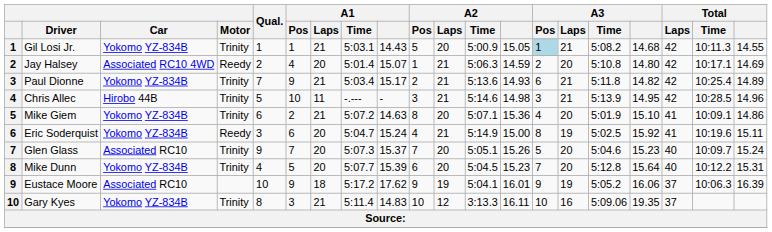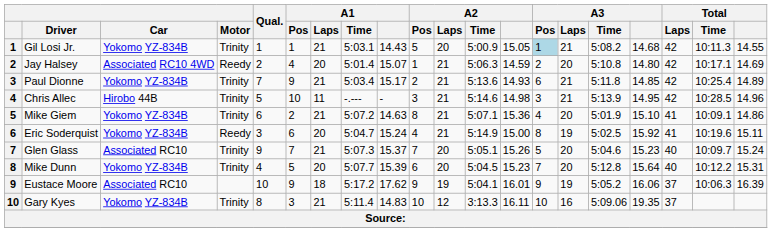(646, 81) 14.82 -> (646, 81) 14.85
(443, 115) 20 -> (443, 115) 21
(320, 150) 20 -> (320, 150) 21
